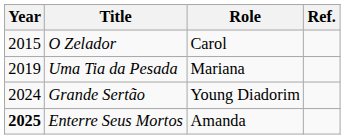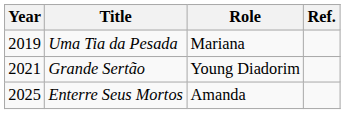- row: (82, 43)
(25, 95) 2024 -> (25, 69) 2021
(25, 120) bold -> (25, 95) normal
